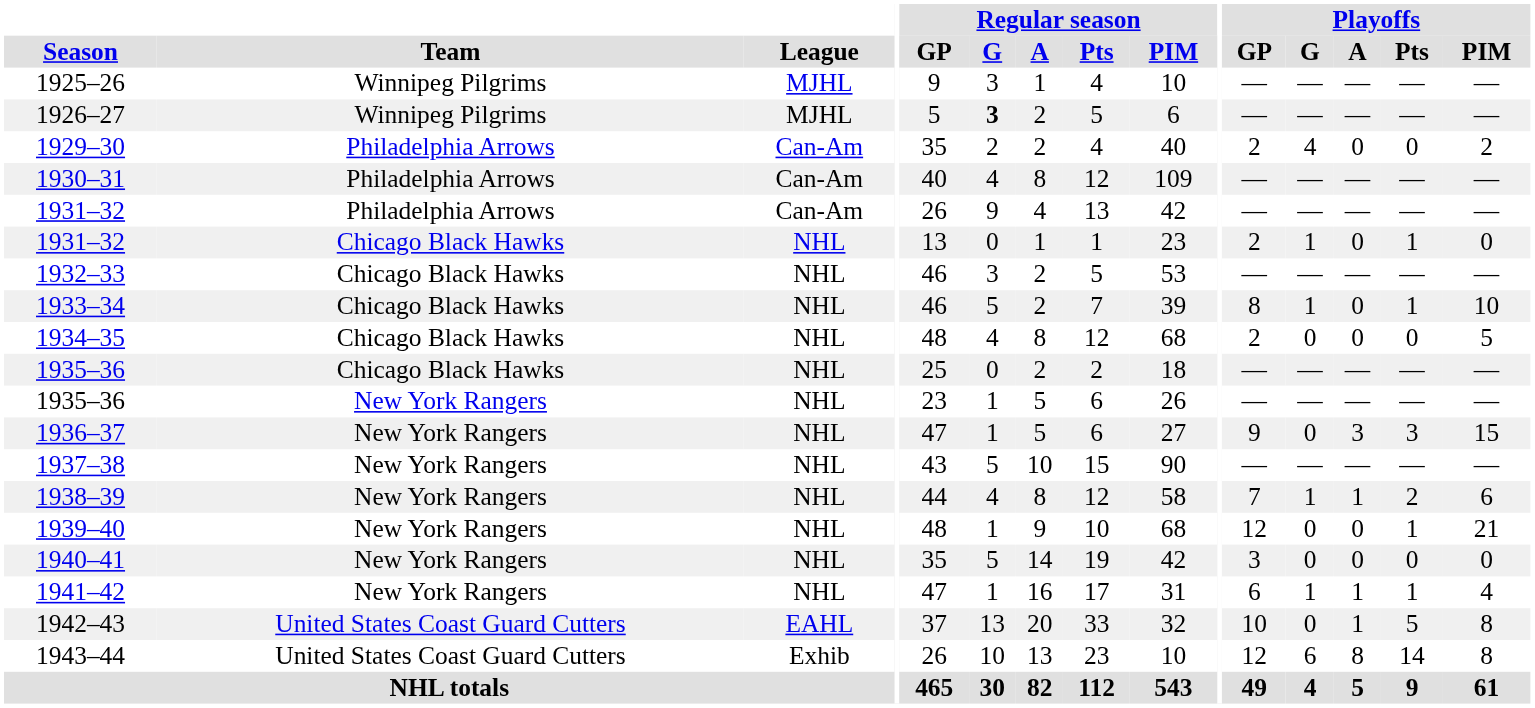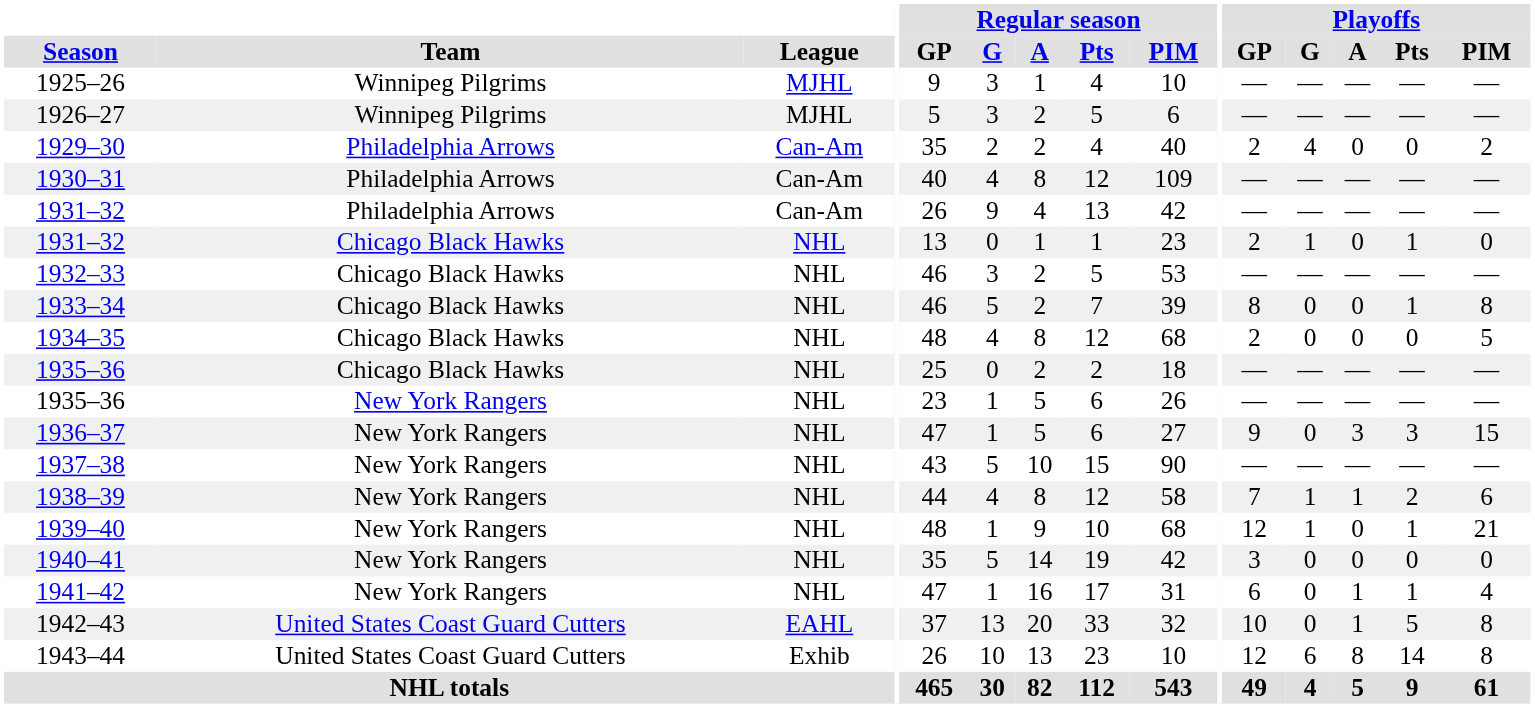(992, 115) bold -> (992, 115) normal
(1310, 305) 1 -> (1310, 305) 0
(1487, 305) 10 -> (1487, 305) 8
(1310, 528) 0 -> (1310, 528) 1
(1310, 592) 1 -> (1310, 592) 0
